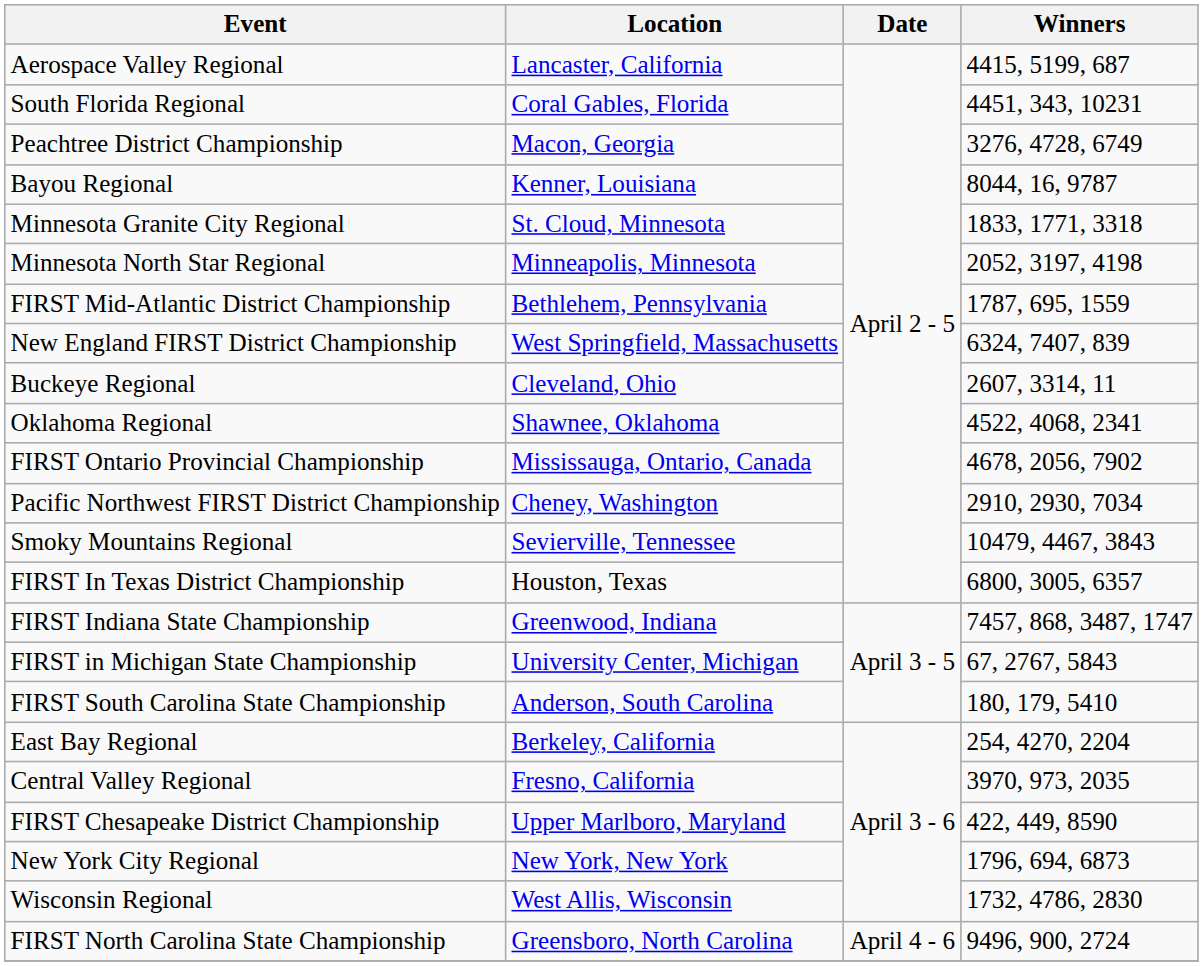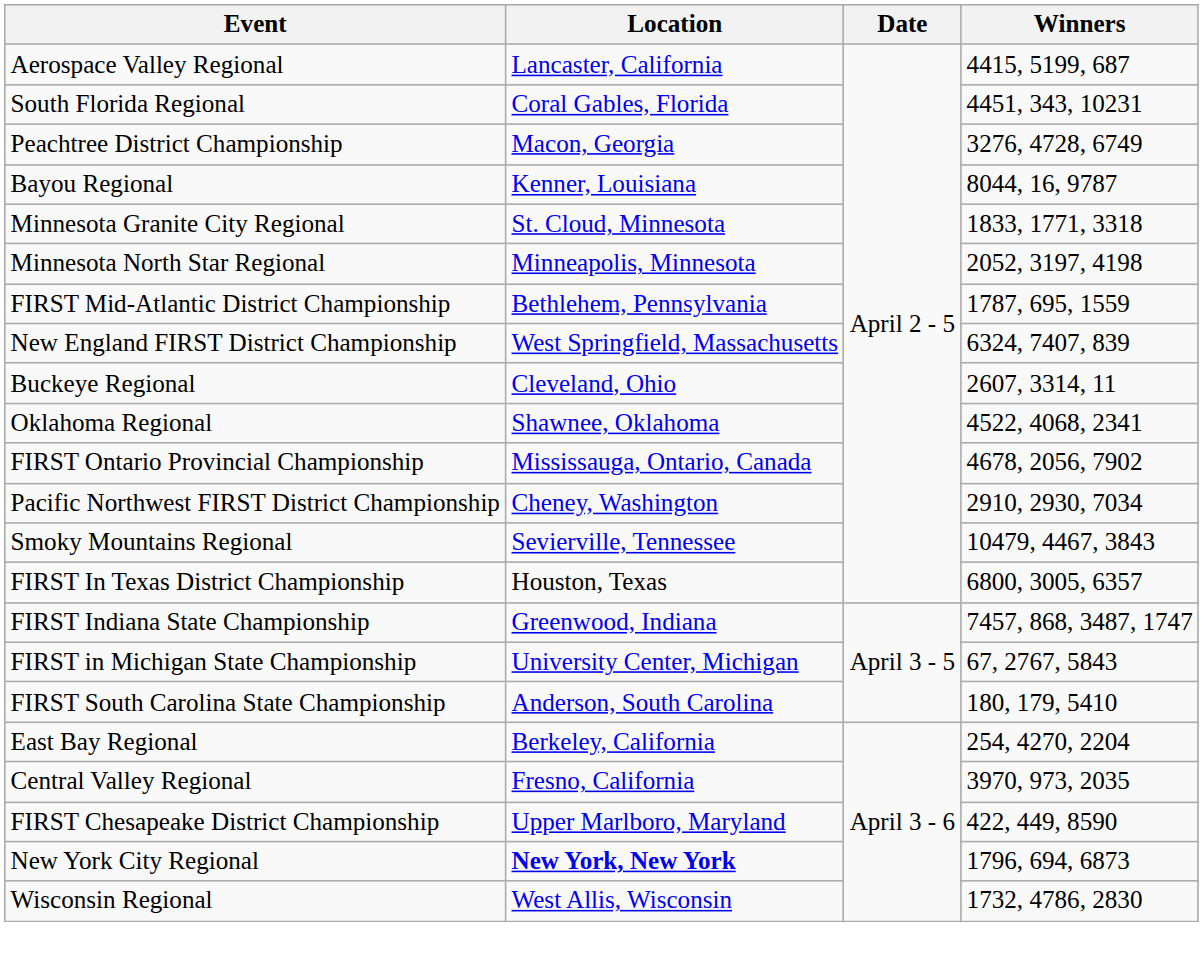(620, 861) normal -> (624, 861) bold
- row: (228, 940)
